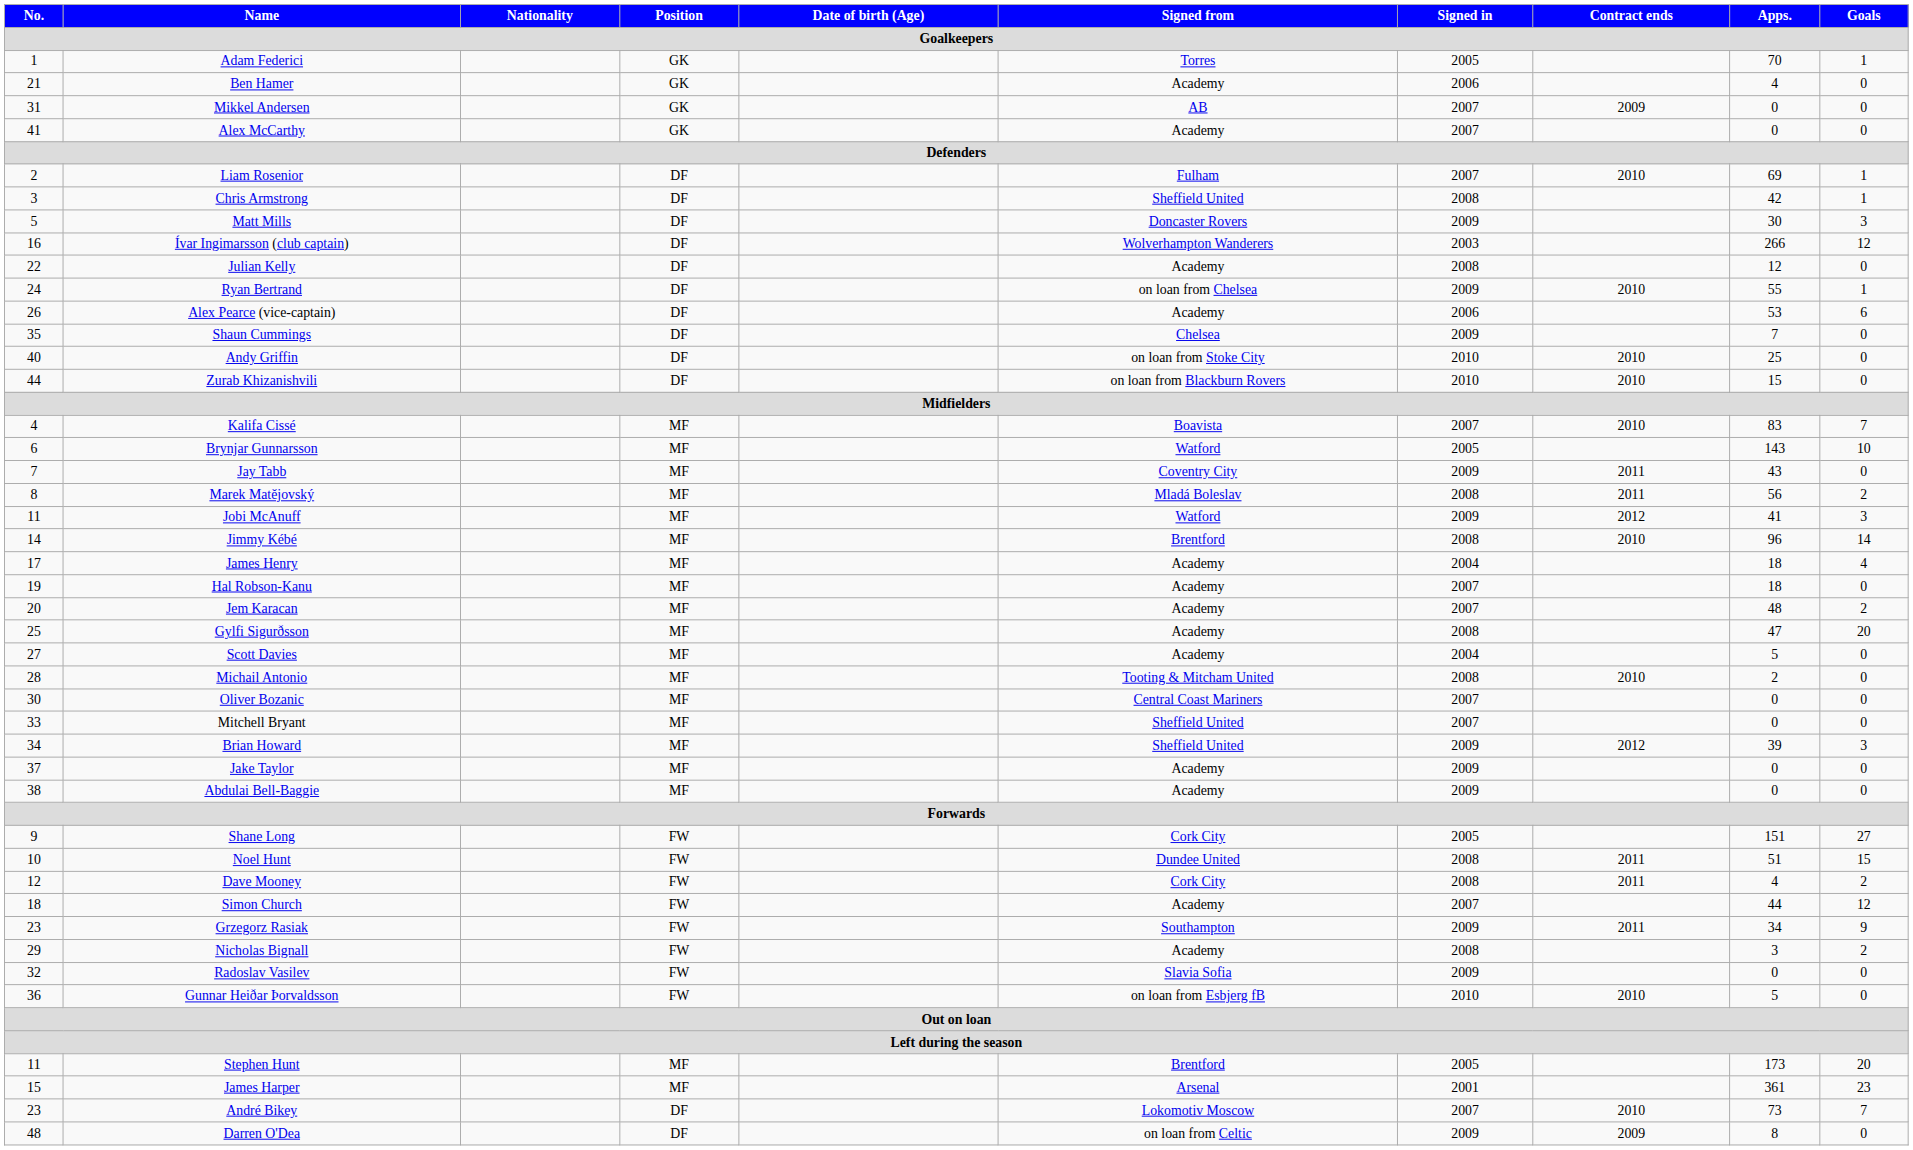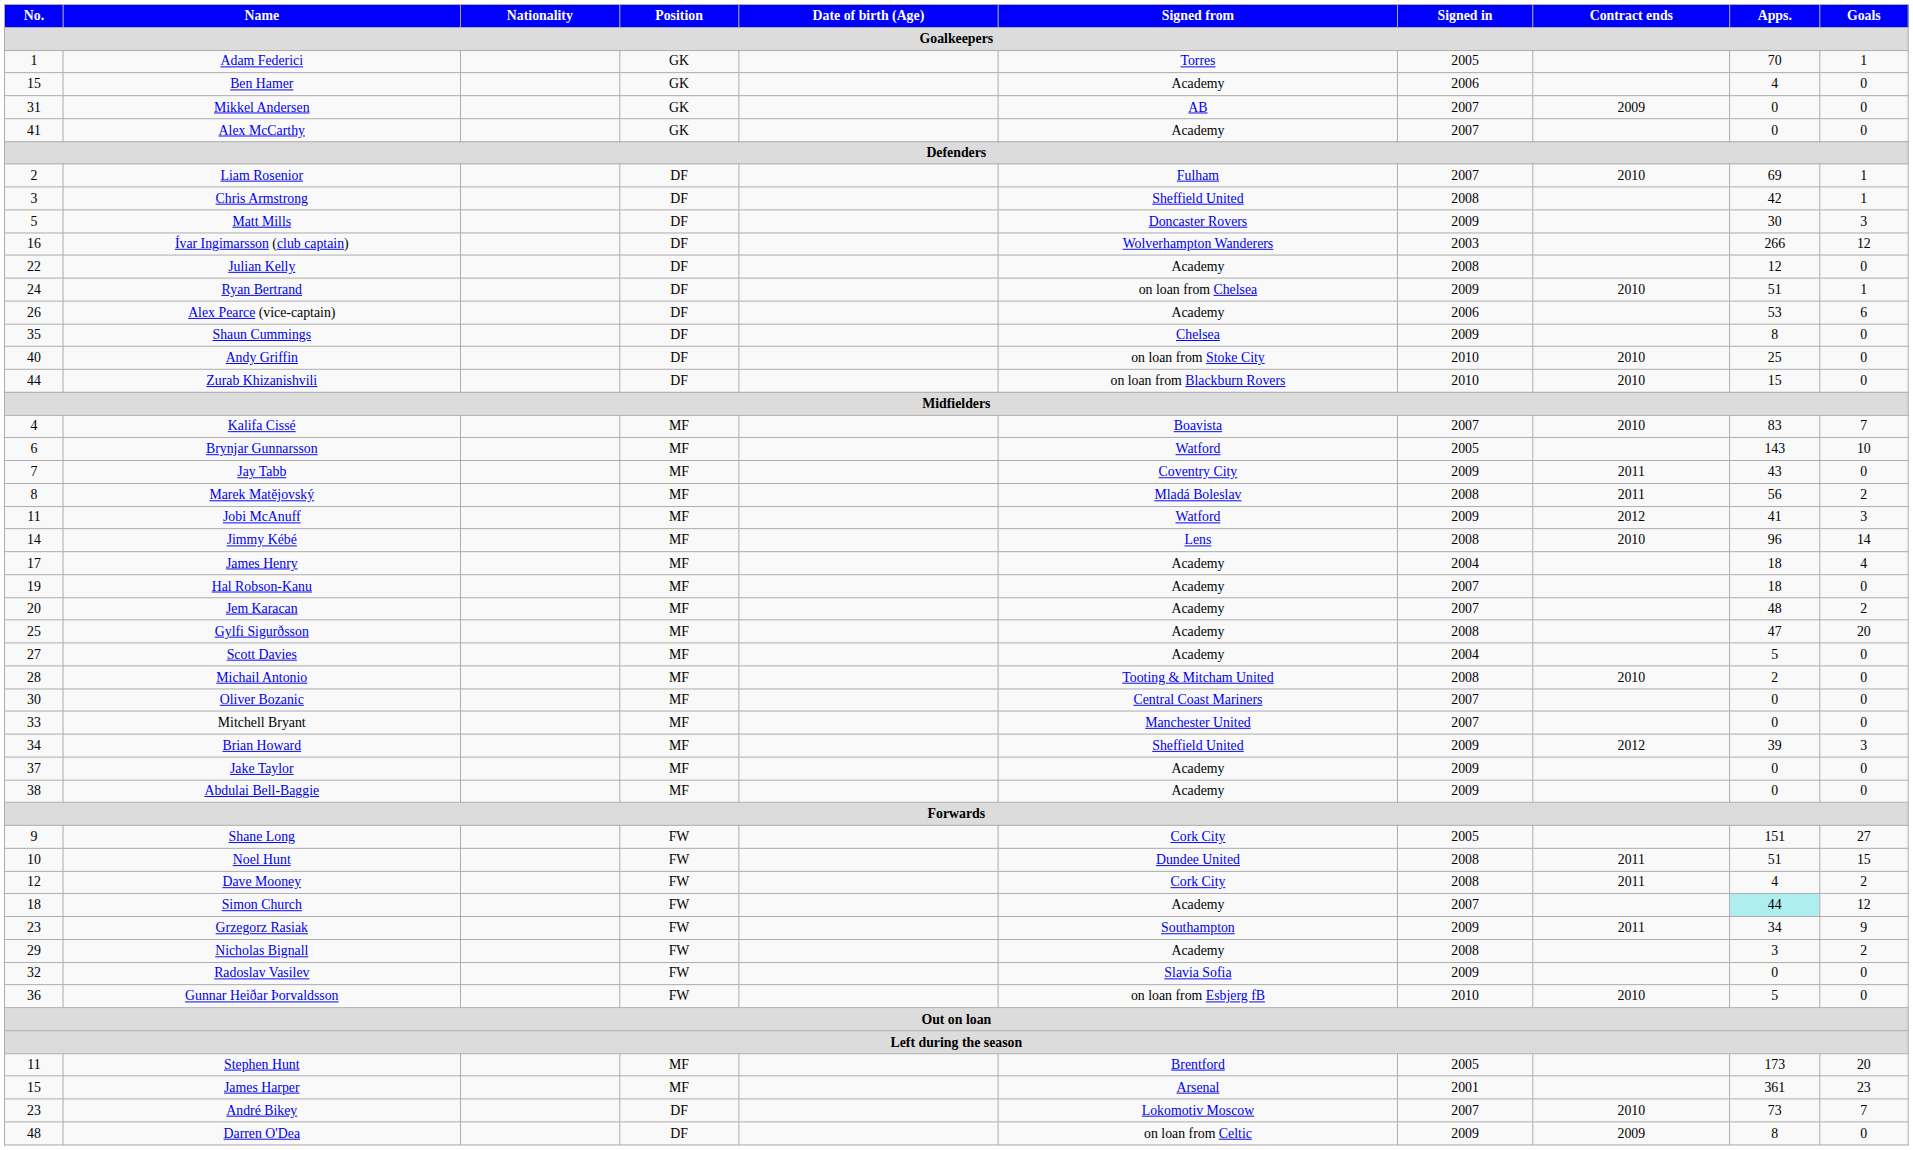(34, 84) 21 -> (34, 84) 15
(1775, 289) 55 -> (1775, 289) 51
(1775, 335) 7 -> (1775, 335) 8
(1198, 540) Brentford -> (1198, 540) Lens
(1198, 723) Sheffield United -> (1198, 723) Manchester United
(1775, 905) no background -> (1775, 905) paleturquoise background
